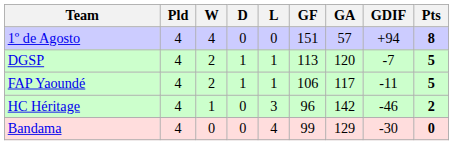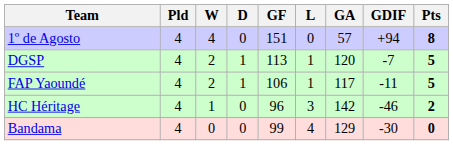columns swapped: (274, 15) <-> (308, 15)
